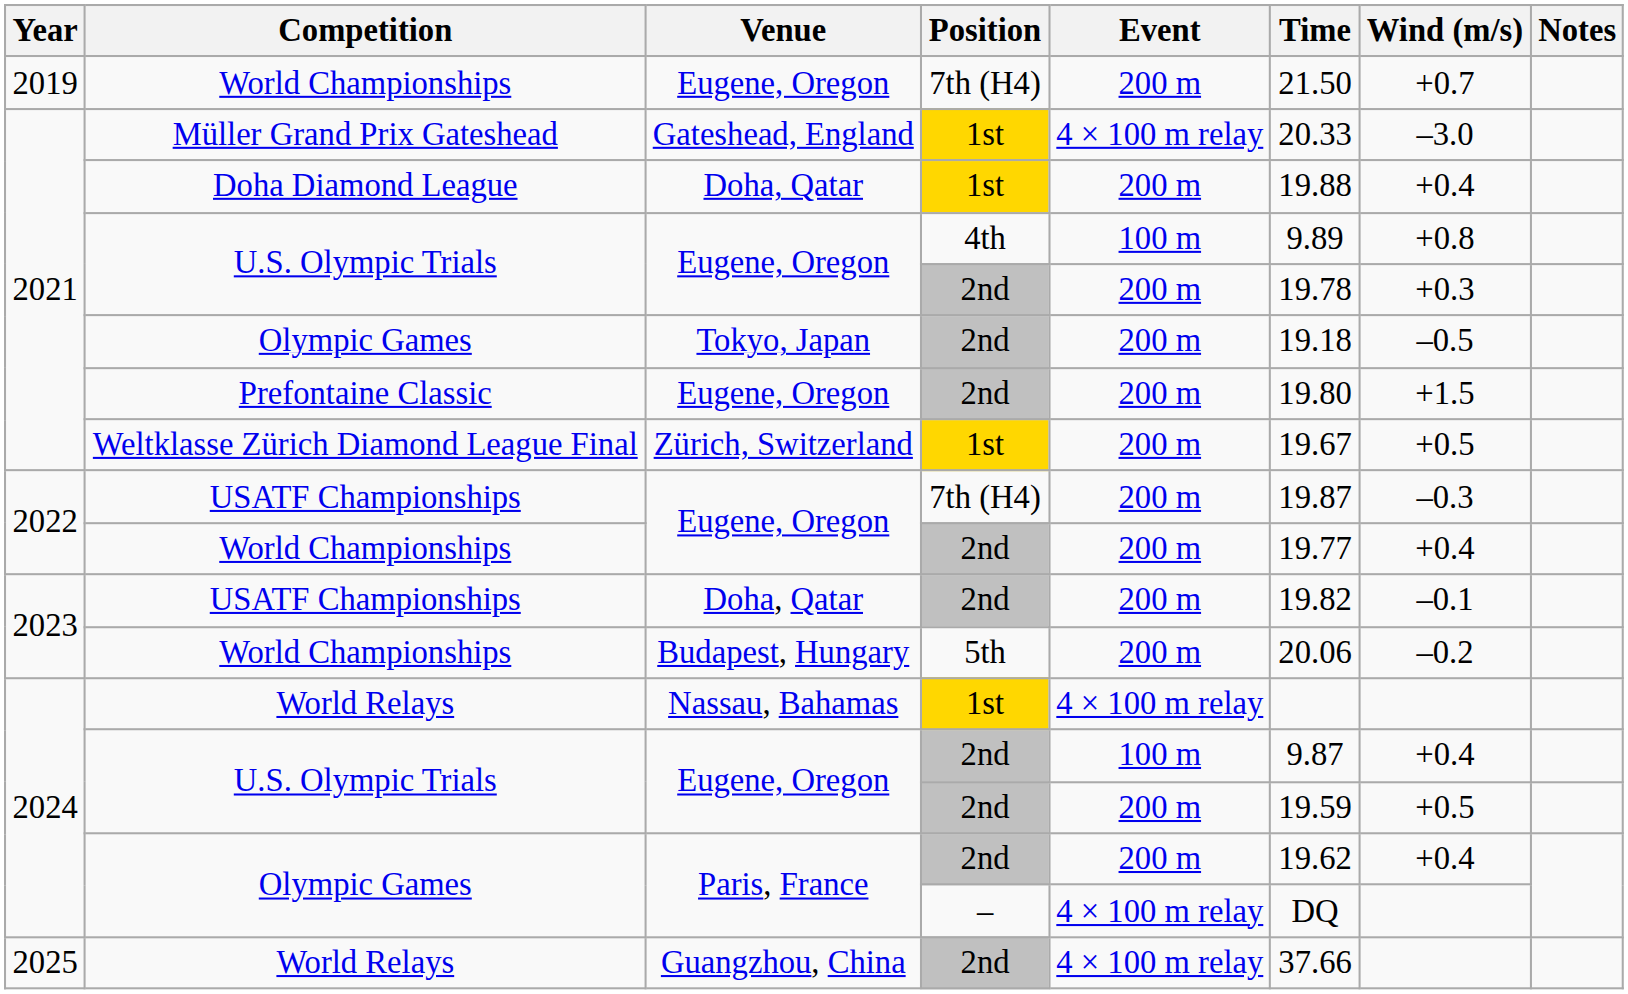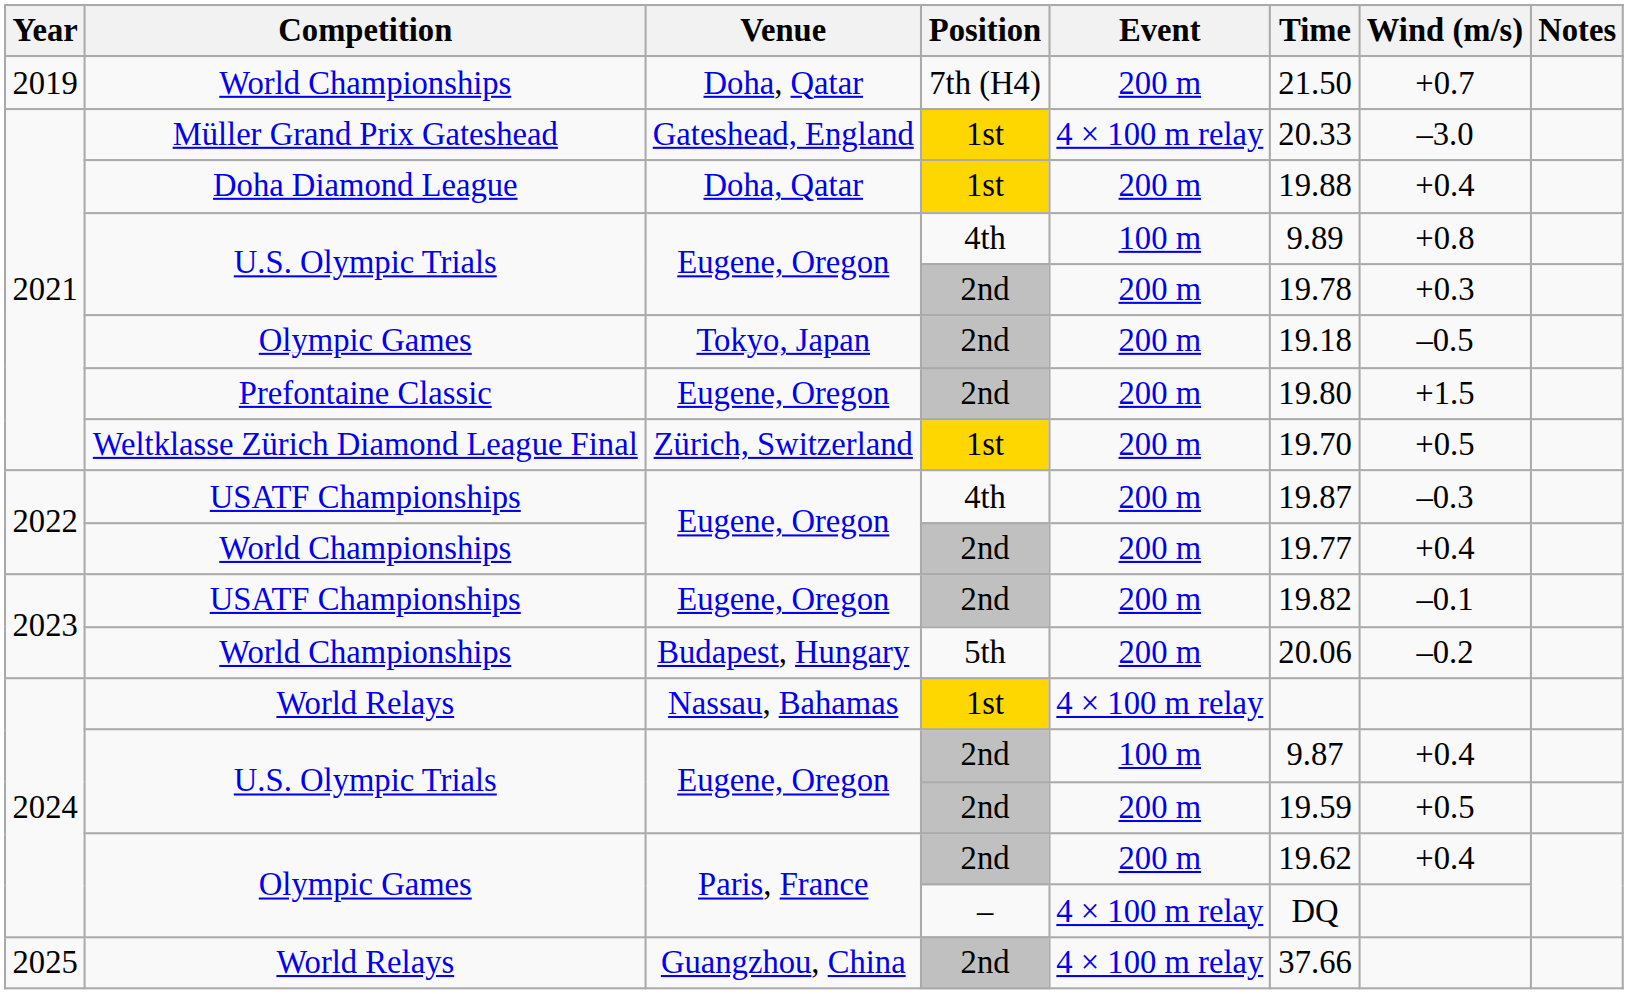(783, 82) Eugene, Oregon -> (783, 82) Doha, Qatar
(1315, 444) 19.67 -> (1315, 444) 19.70
(985, 496) 7th (H4) -> (985, 496) 4th
(783, 599) Doha, Qatar -> (783, 599) Eugene, Oregon
